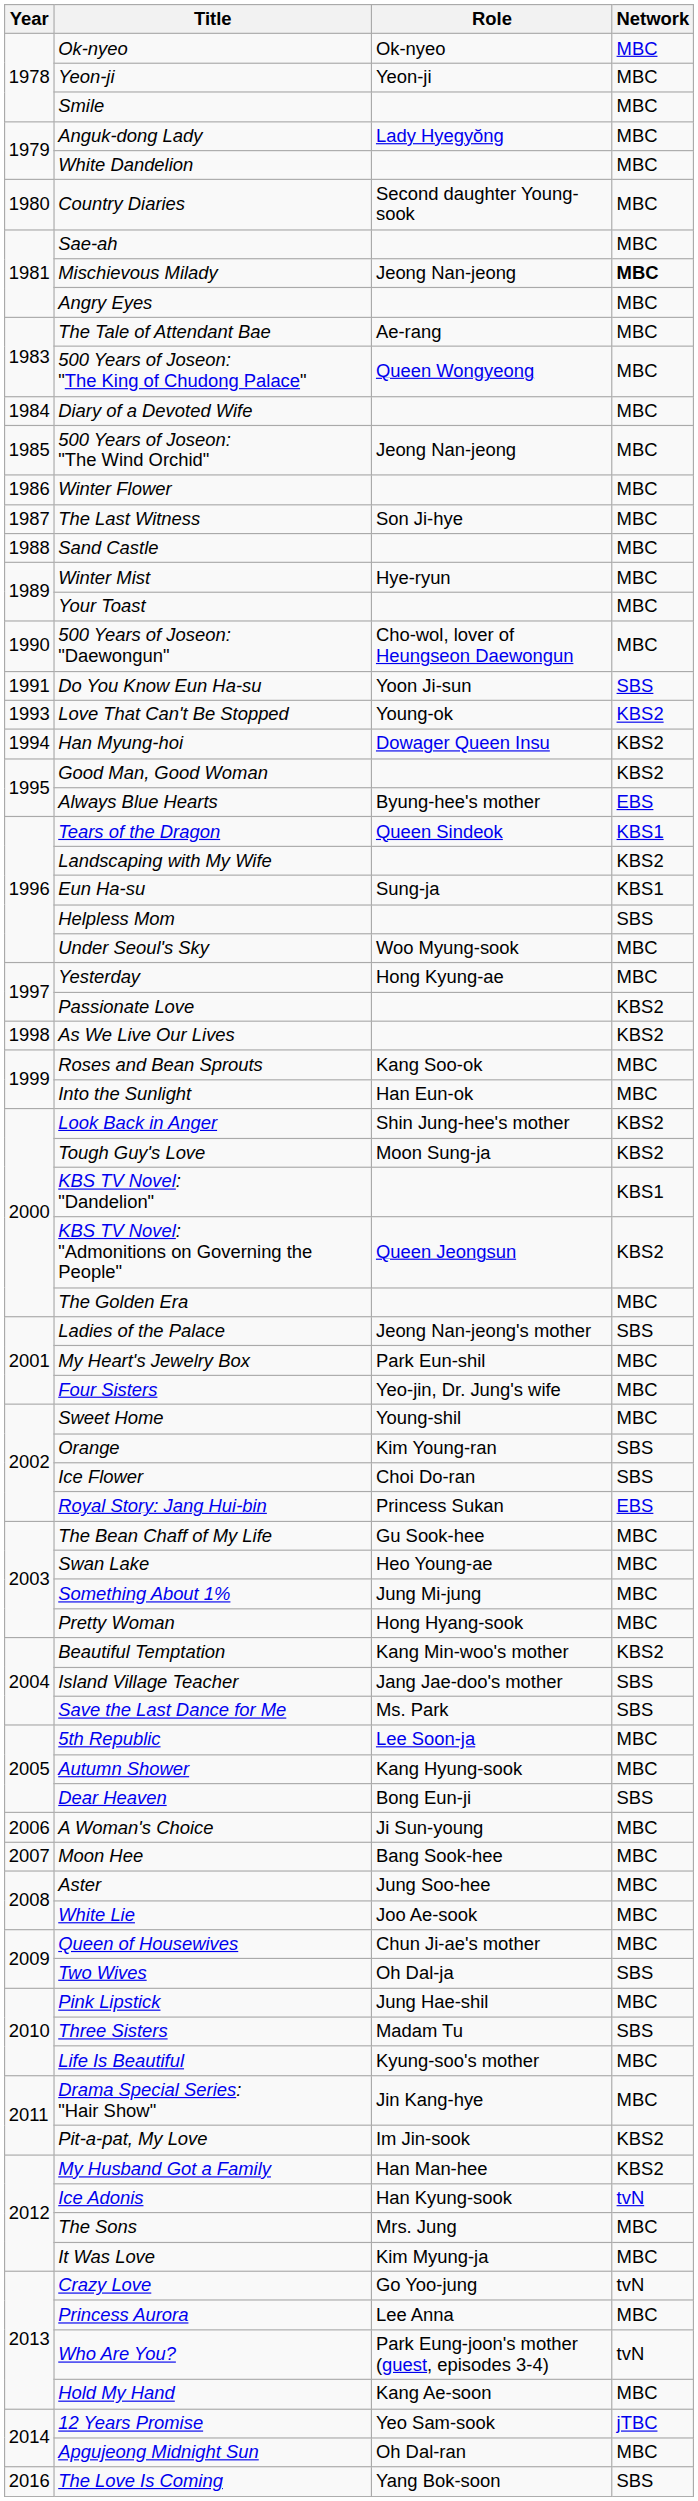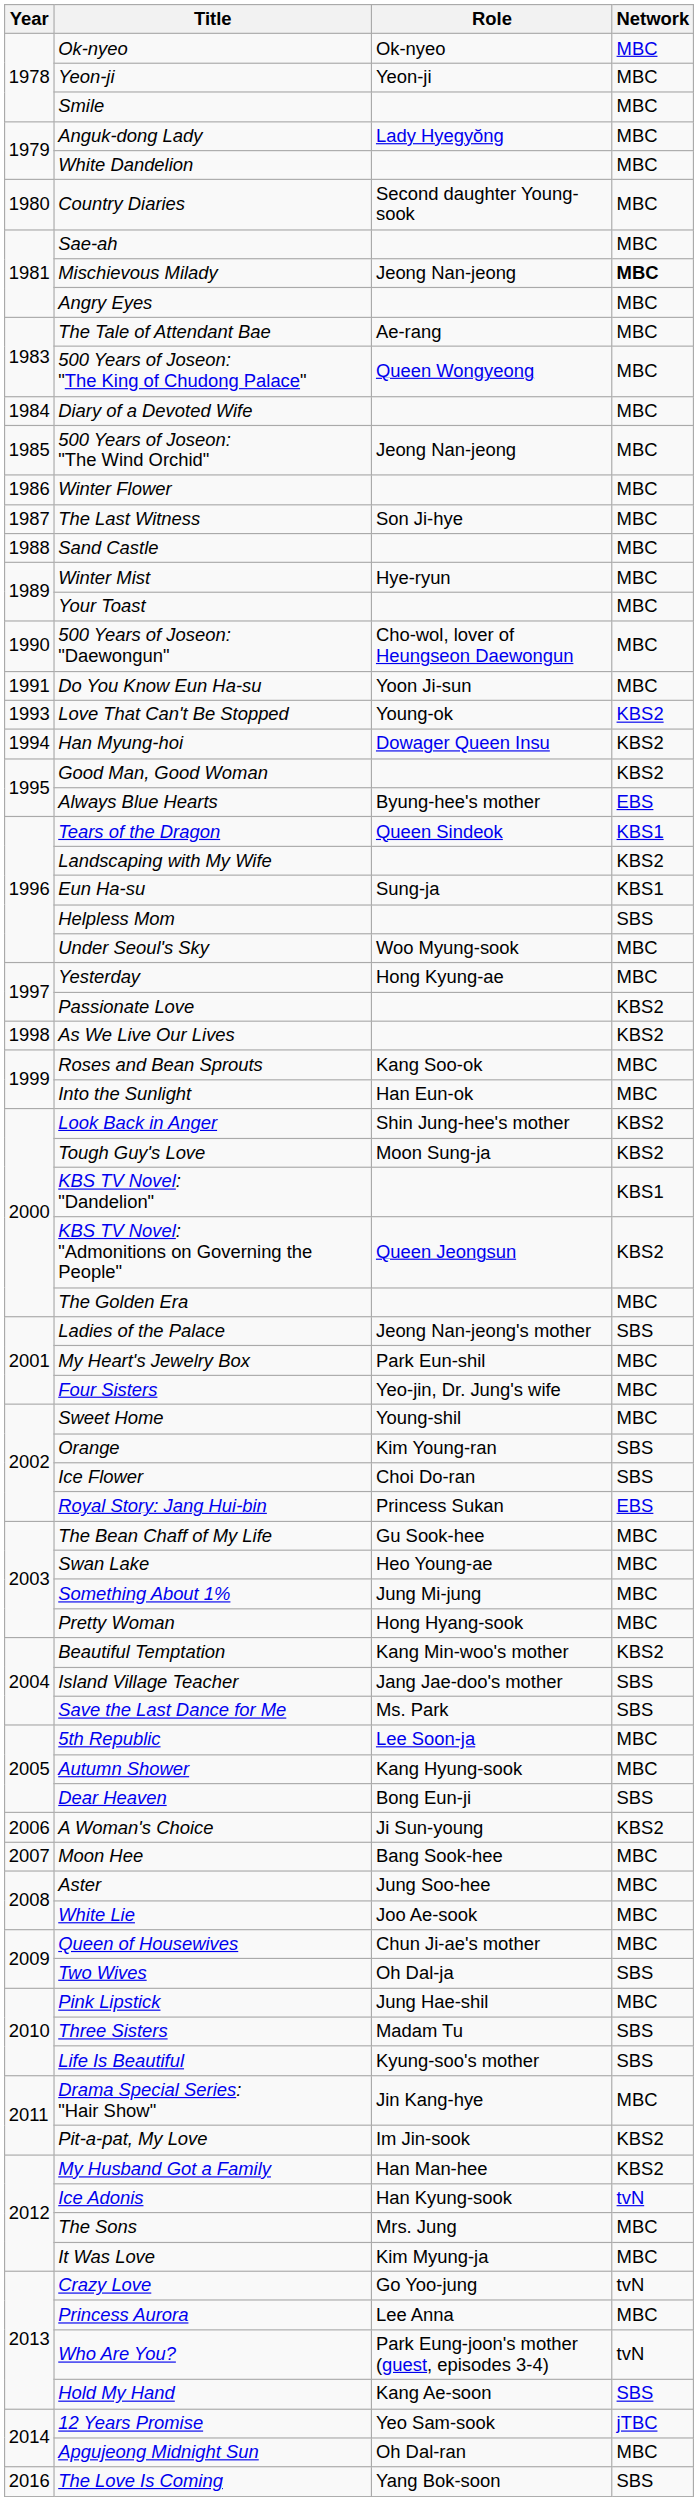(635, 685) SBS -> (637, 685) MBC
(637, 1827) MBC -> (640, 1827) KBS2
(637, 2060) MBC -> (635, 2060) SBS
(637, 2393) MBC -> (635, 2393) SBS
